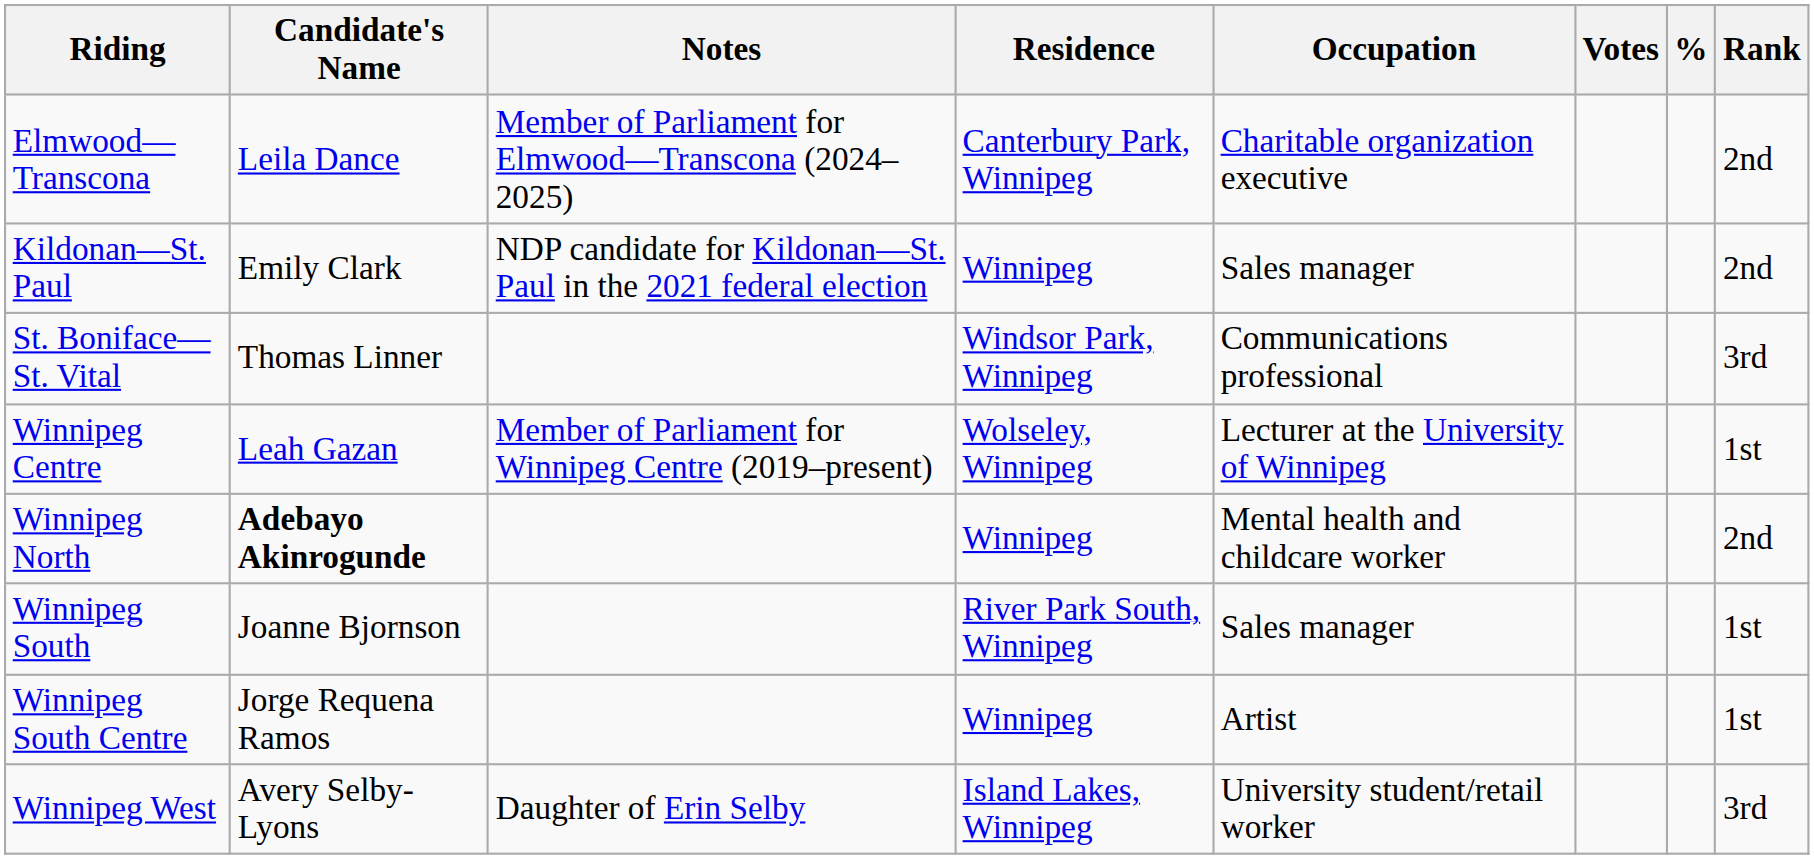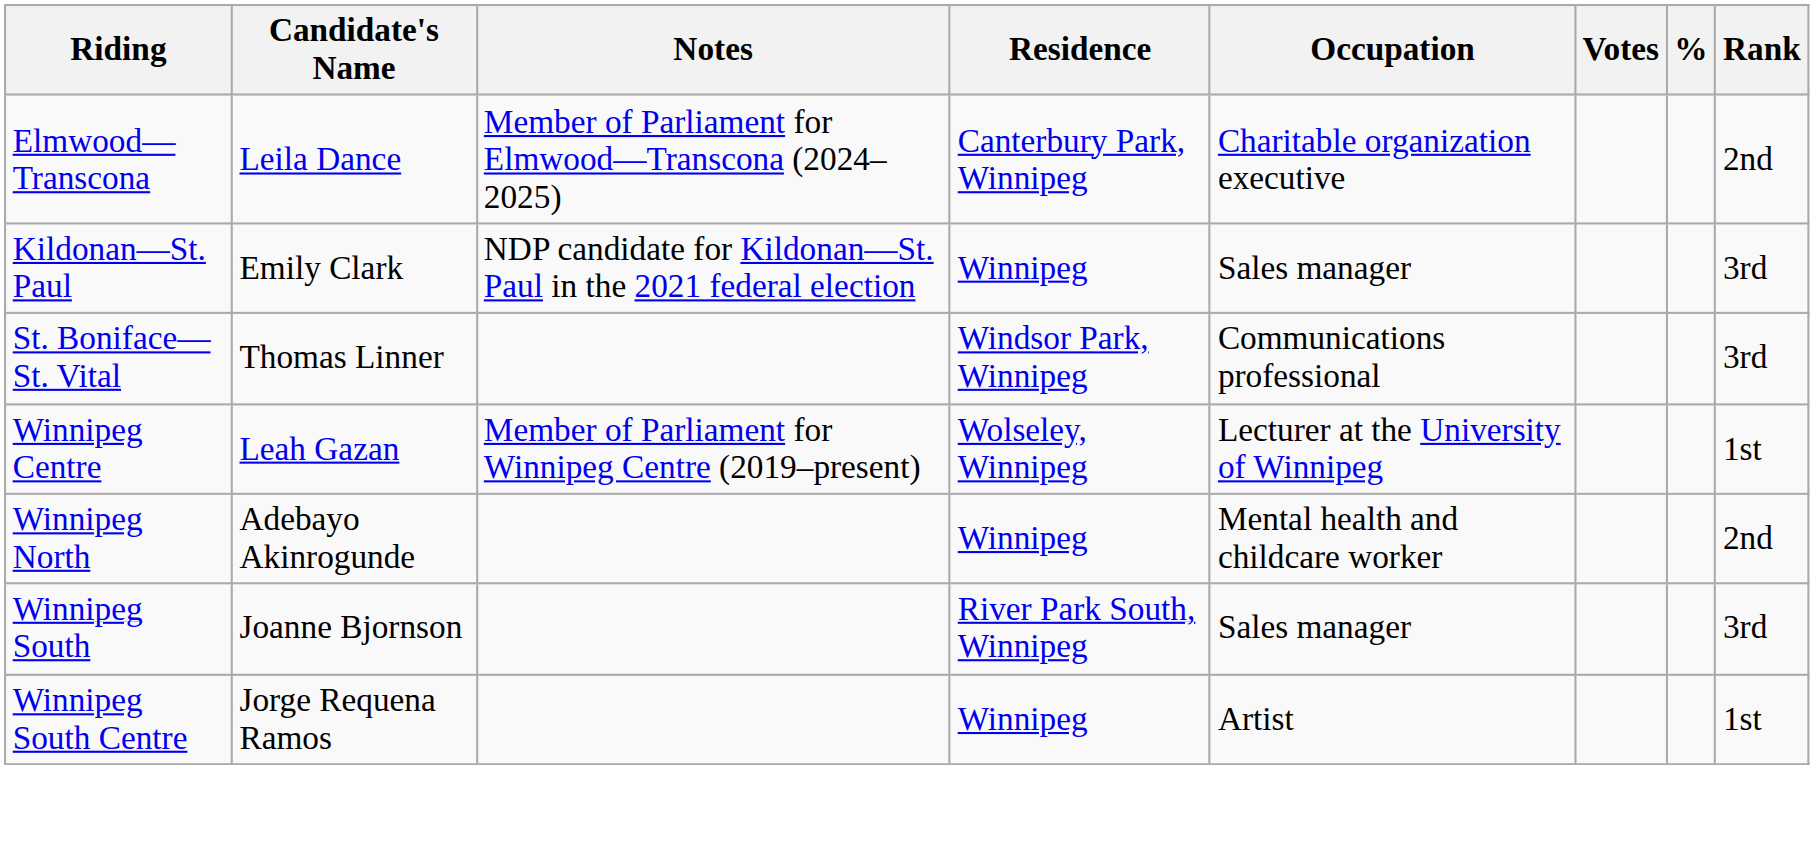(1748, 267) 2nd -> (1745, 267) 3rd
(332, 538) bold -> (327, 538) normal
(1742, 628) 1st -> (1745, 628) 3rd
- row: (114, 808)
